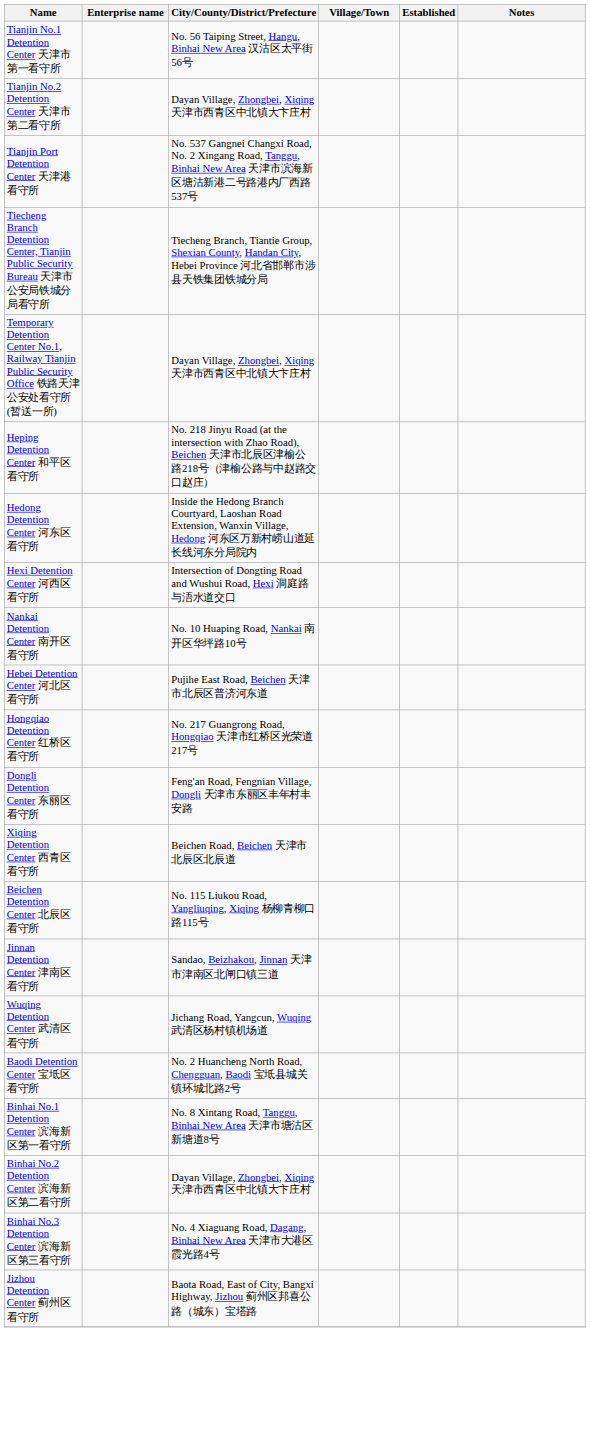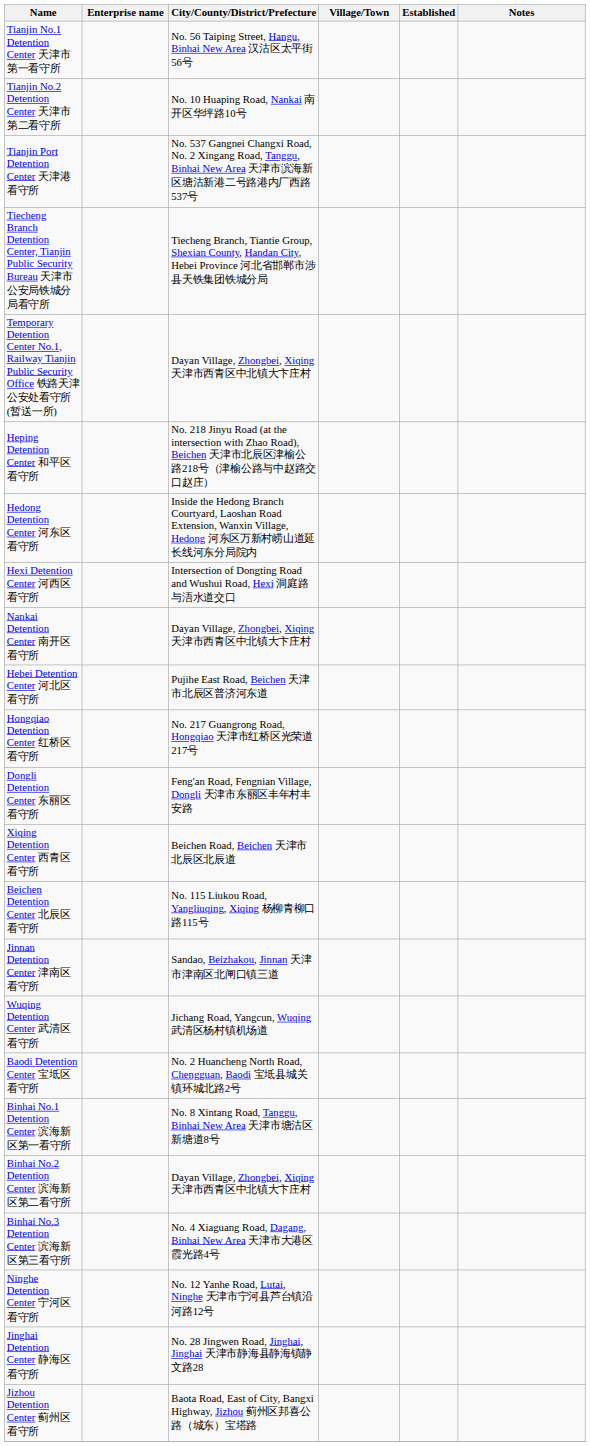(243, 106) Dayan Village, Zhongbei, Xiqing 天津市西青区中北镇大卞庄村 -> (243, 106) No. 10 Huaping Road, Nankai 南开区华坪路10号
(243, 636) No. 10 Huaping Road, Nankai 南开区华坪路10号 -> (243, 635) Dayan Village, Zhongbei, Xiqing 天津市西青区中北镇大卞庄村
+ row: (39, 1297)
+ row: (39, 1355)
